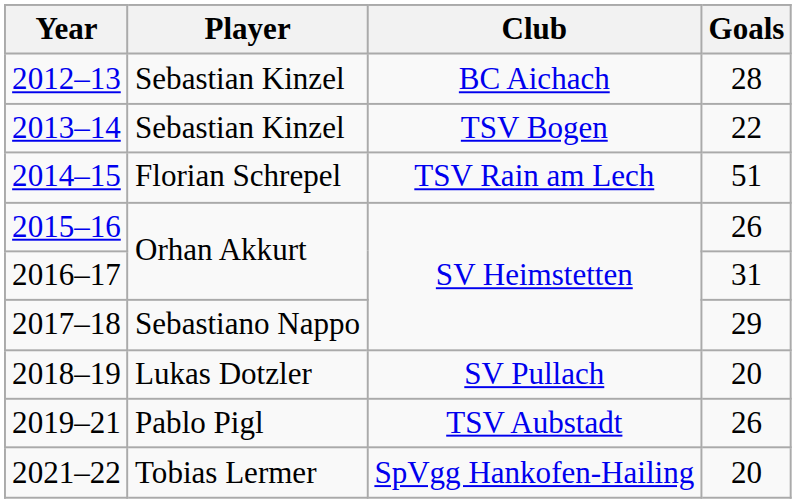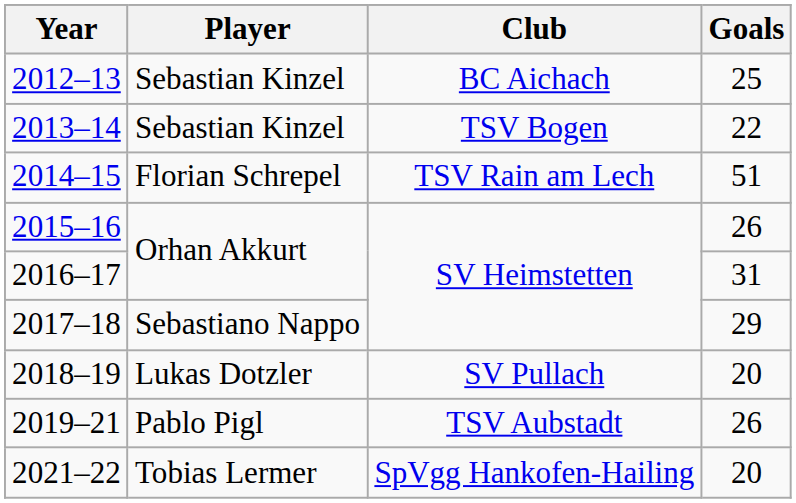(746, 78) 28 -> (746, 78) 25
